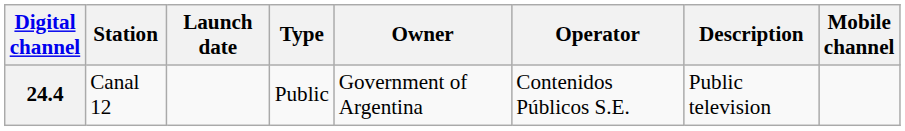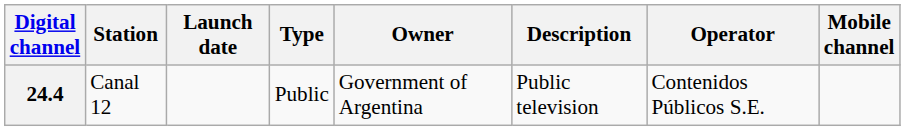columns swapped: (598, 34) <-> (751, 34)
